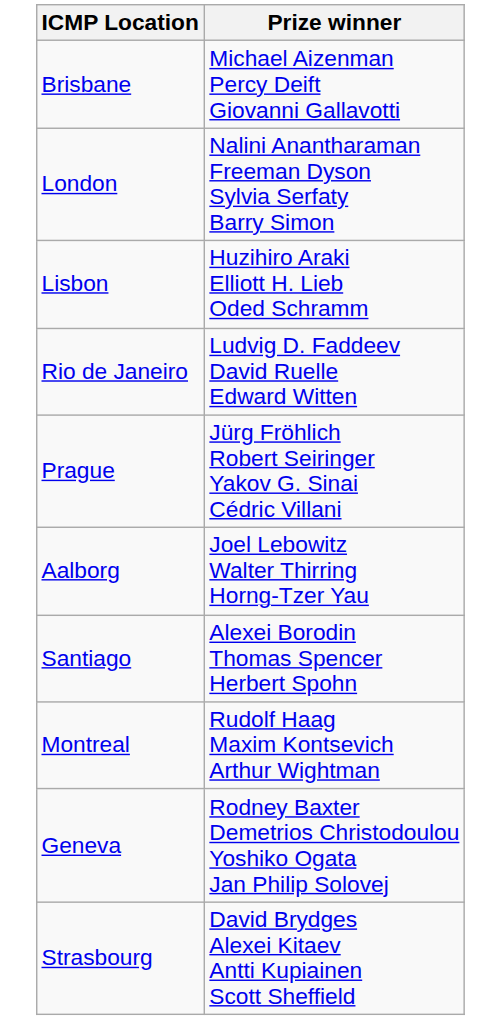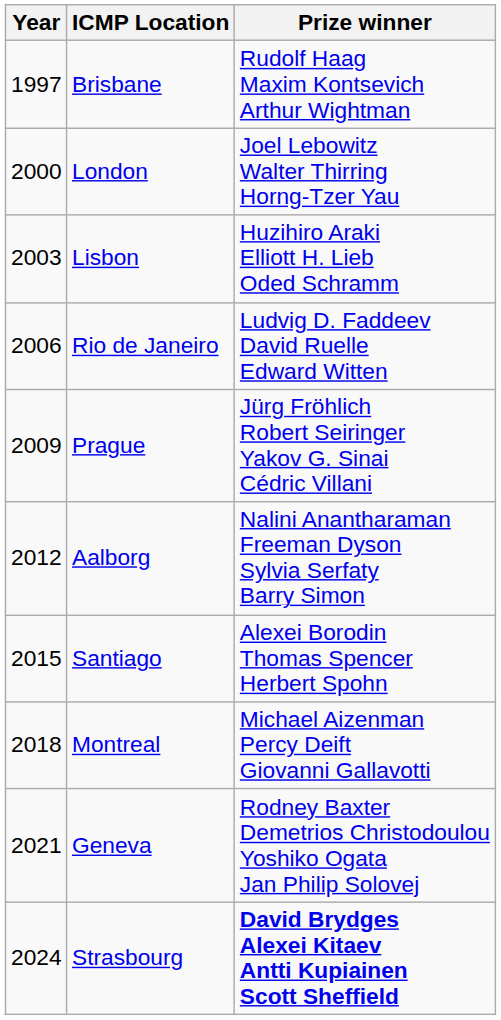+ column: (36, 22)
(305, 84) Michael Aizenman Percy Deift Giovanni Gallavotti -> (332, 84) Rudolf Haag Maxim Kontsevich Arthur Wightman
(315, 184) Nalini Anantharaman Freeman Dyson Sylvia Serfaty Barry Simon -> (320, 171) Joel Lebowitz Walter Thirring Horng-Tzer Yau
(289, 571) Joel Lebowitz Walter Thirring Horng-Tzer Yau -> (345, 558) Nalini Anantharaman Freeman Dyson Sylvia Serfaty Barry Simon
(302, 745) Rudolf Haag Maxim Kontsevich Arthur Wightman -> (335, 745) Michael Aizenman Percy Deift Giovanni Gallavotti
(286, 958) normal -> (324, 958) bold
